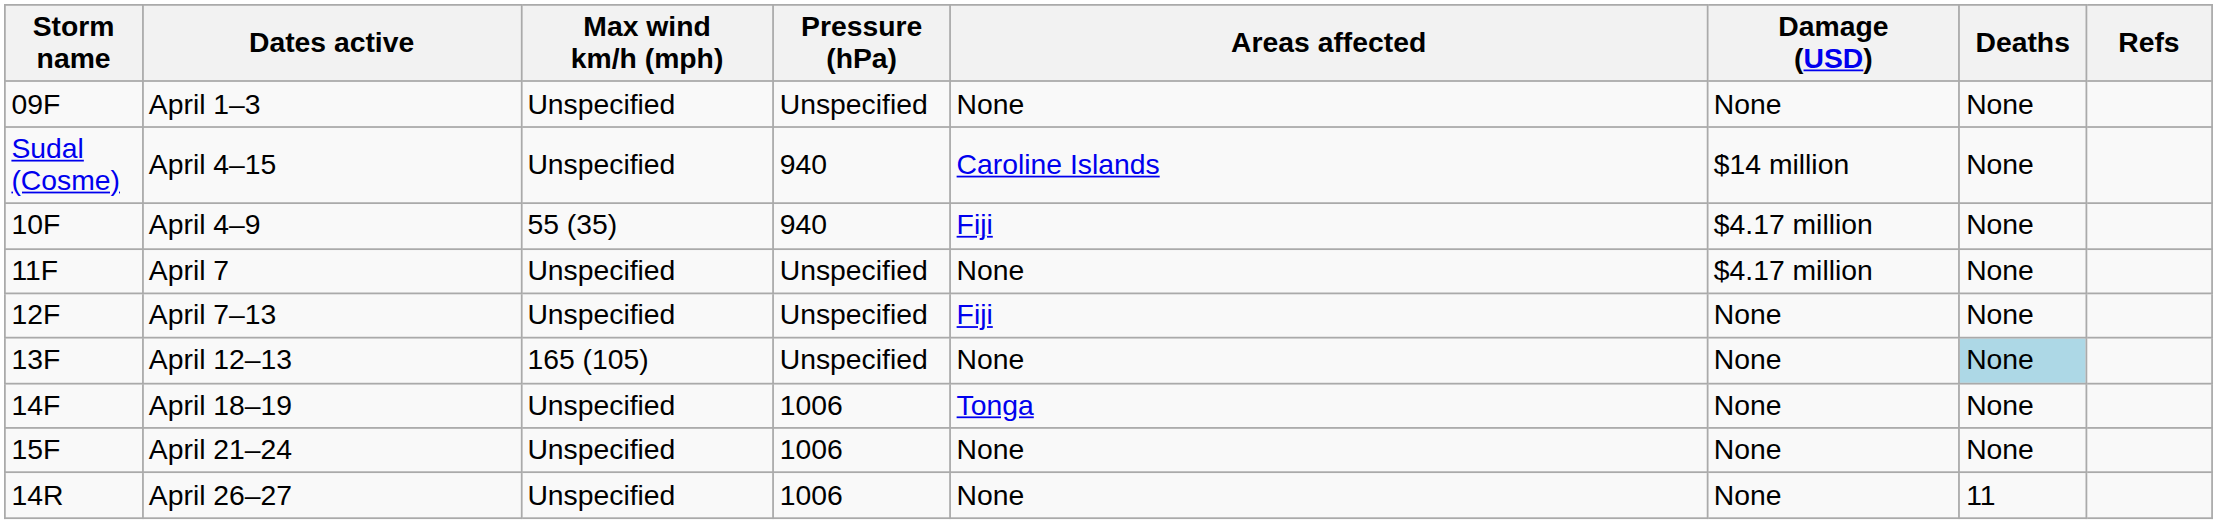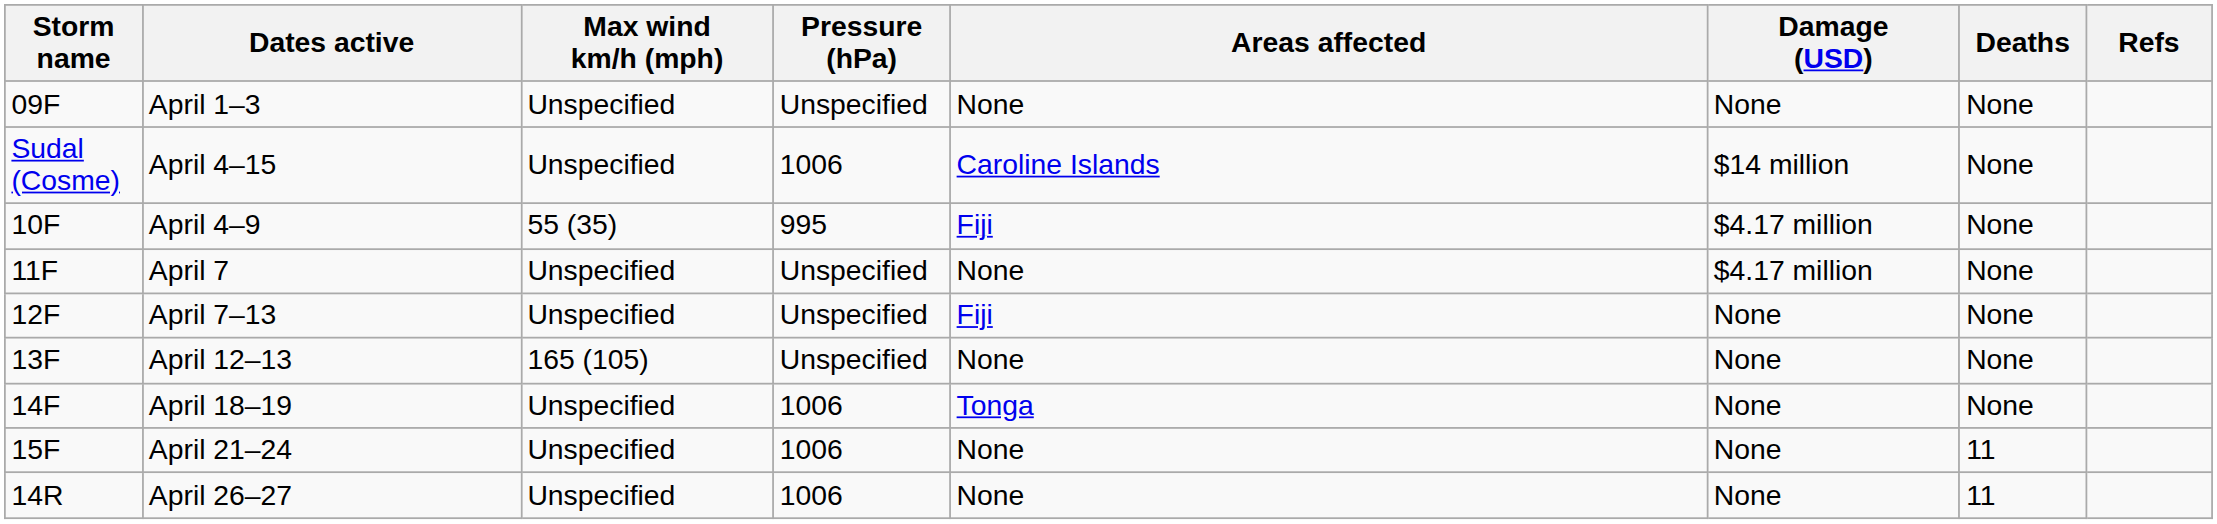(803, 164) 940 -> (811, 164) 1006
(803, 225) 940 -> (803, 225) 995
(2000, 360) lightblue background -> (2000, 360) no background
(2000, 449) None -> (1981, 449) 11
